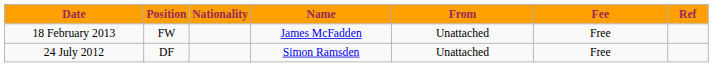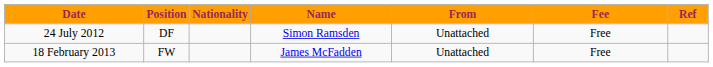rows swapped: (74, 52) <-> (74, 33)
